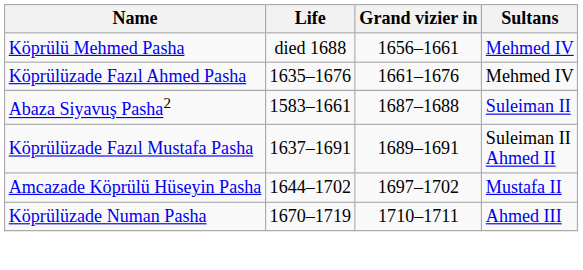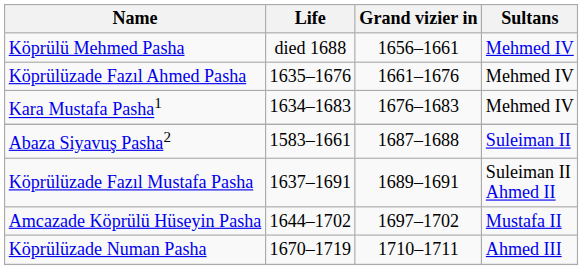+ row: (85, 107)
